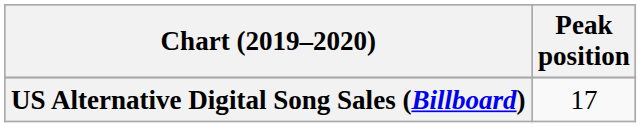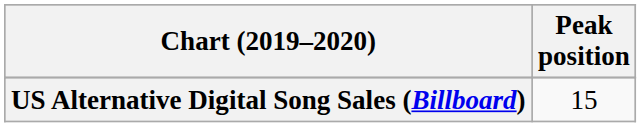(584, 99) 17 -> (584, 99) 15
